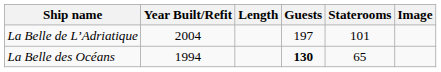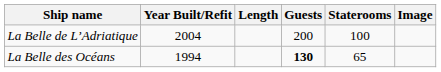(303, 35) 197 -> (303, 35) 200
(360, 35) 101 -> (360, 35) 100
